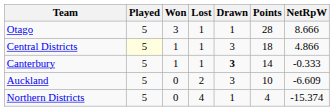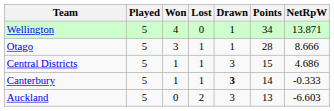+ row: (30, 30)
(144, 47) lightyellow background -> (144, 64) no background
(267, 47) 18 -> (267, 64) 15
(307, 47) 4.866 -> (307, 64) 4.686
(267, 81) 10 -> (267, 98) 13
(307, 81) -6.609 -> (307, 98) -6.603
- row: (46, 98)
